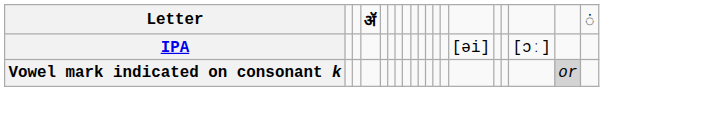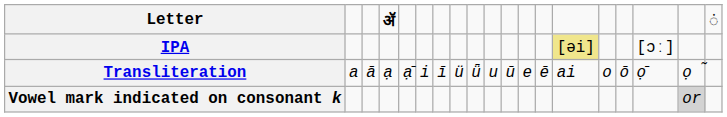(471, 47) no background -> (576, 47) khaki background
+ row: (175, 73)
